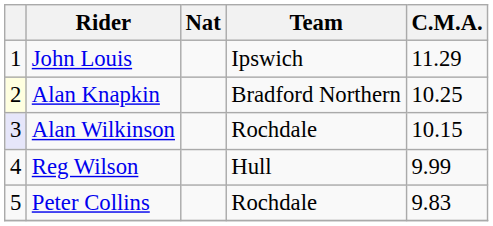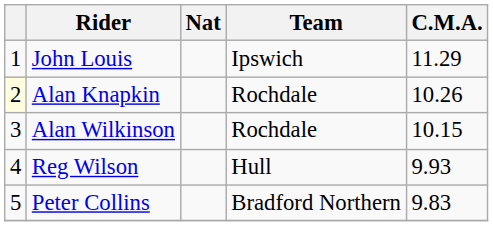(316, 94) Bradford Northern -> (274, 94) Rochdale
(437, 94) 10.25 -> (437, 94) 10.26
(16, 130) lavender background -> (16, 130) no background
(431, 166) 9.99 -> (431, 166) 9.93
(274, 202) Rochdale -> (316, 202) Bradford Northern
